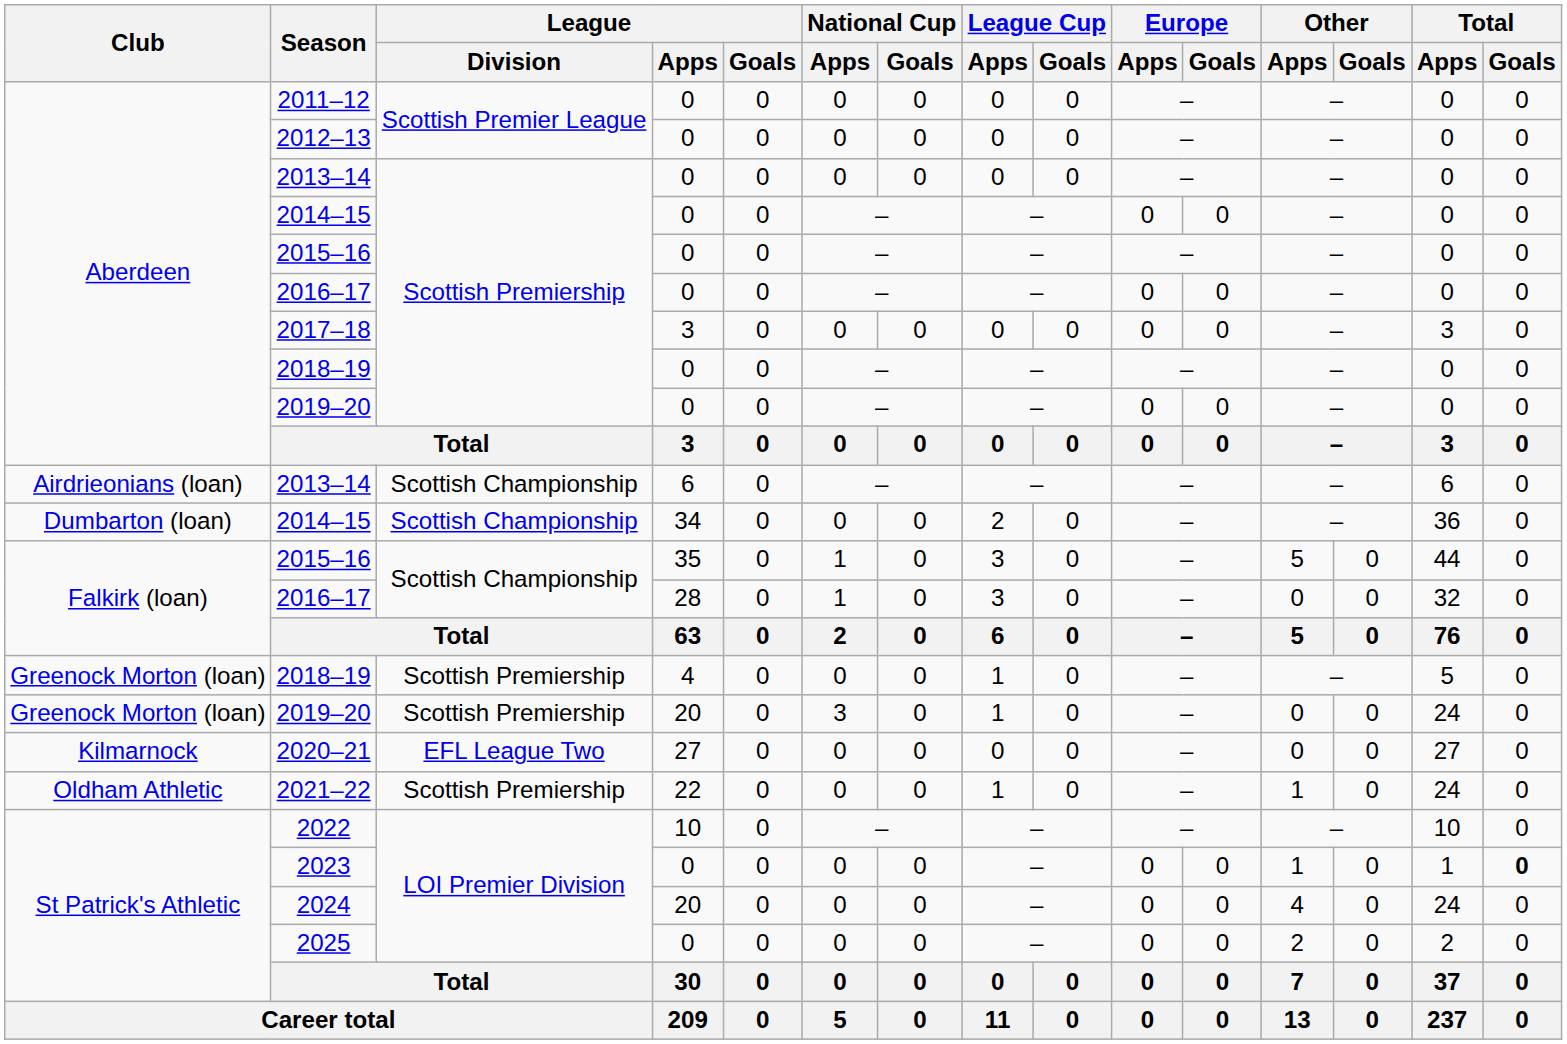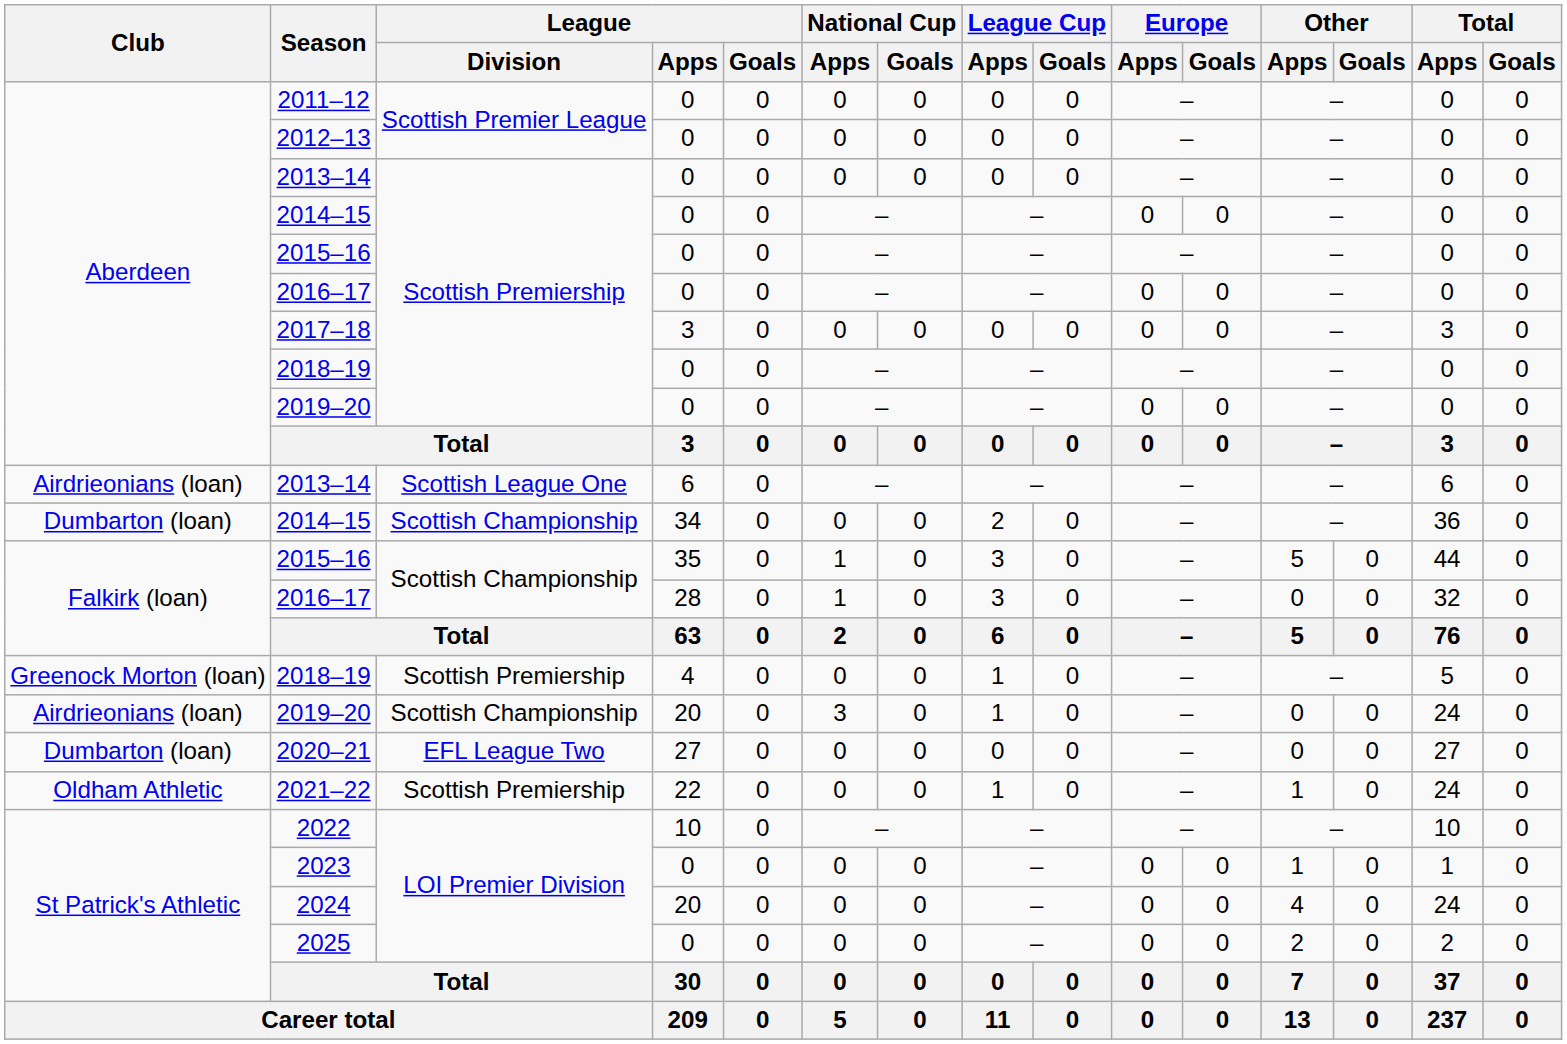(514, 483) Scottish Championship -> (514, 483) Scottish League One
(138, 713) Greenock Morton (loan) -> (138, 713) Airdrieonians (loan)
(514, 713) Scottish Premiership -> (514, 713) Scottish Championship
(138, 751) Kilmarnock -> (138, 751) Dumbarton (loan)
(1522, 866) bold -> (1522, 866) normal
